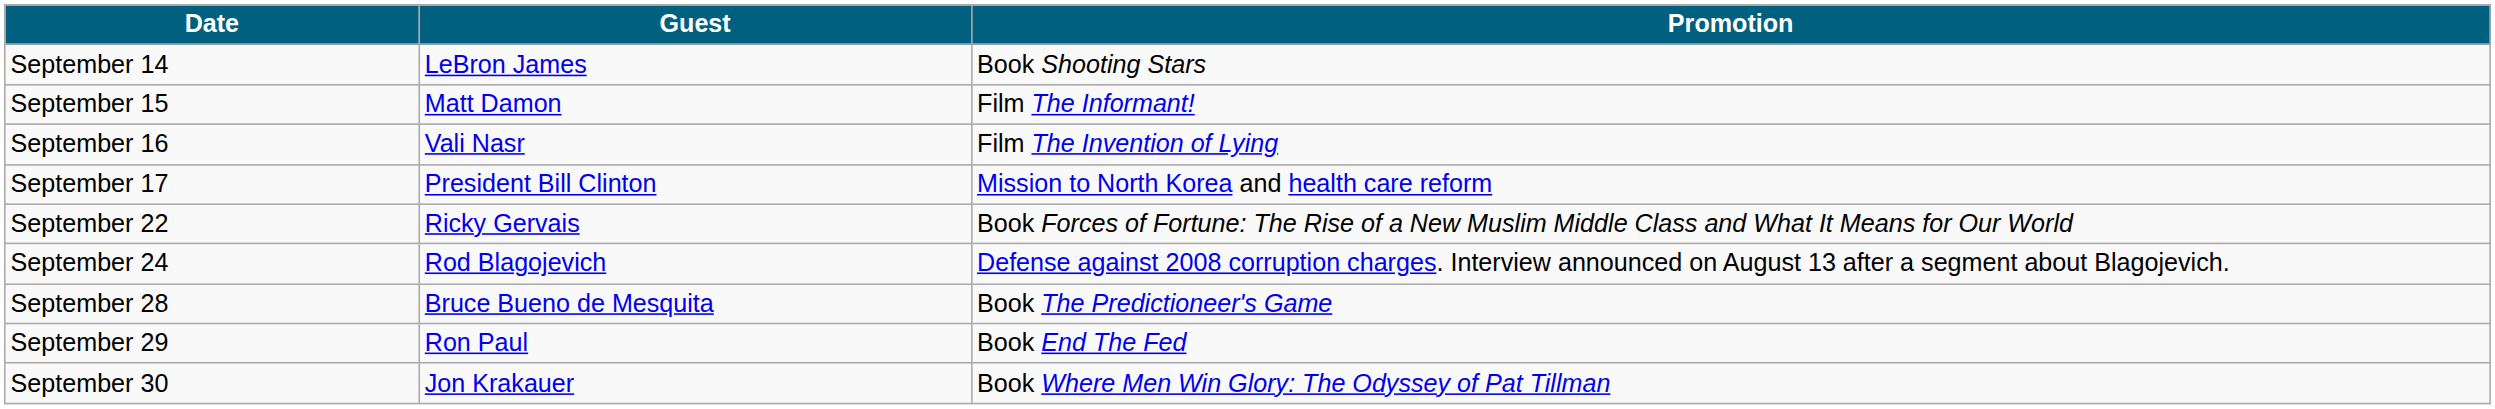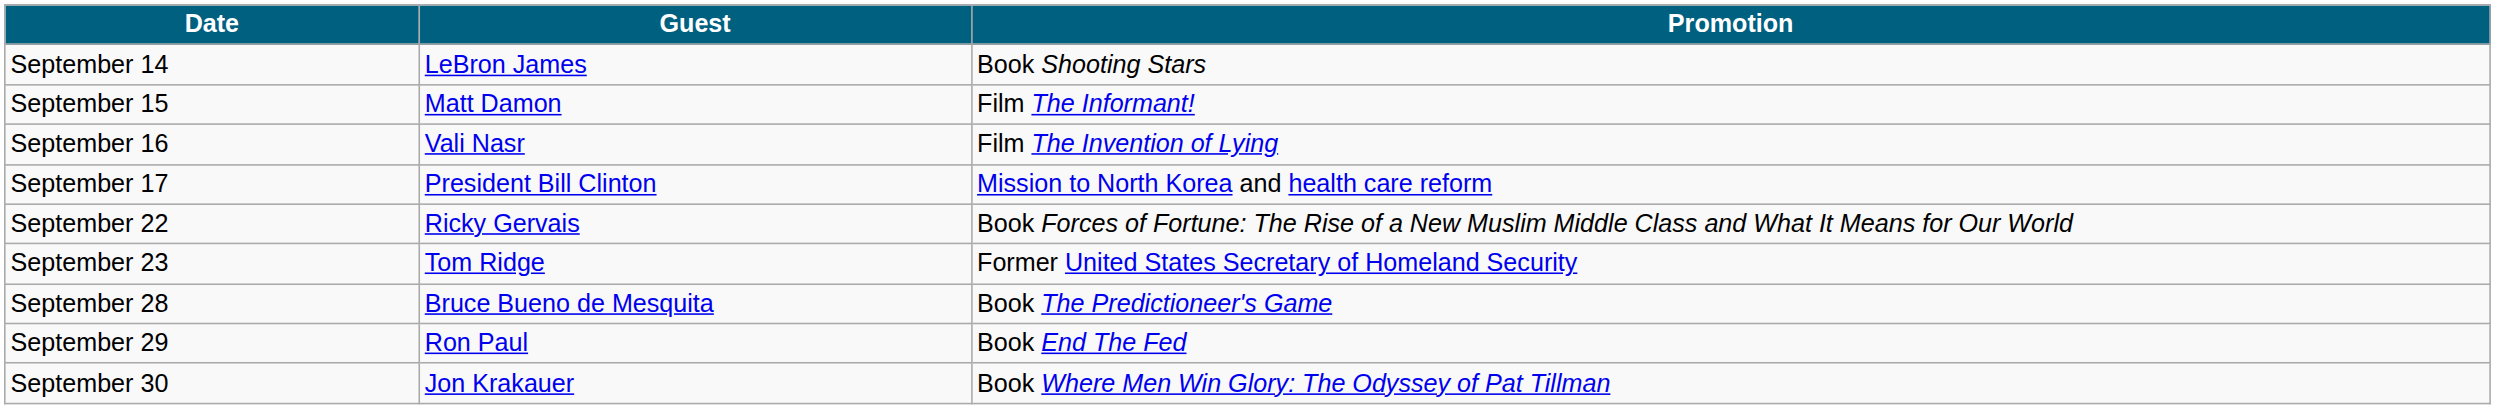+ row: (89, 263)
- row: (89, 263)
